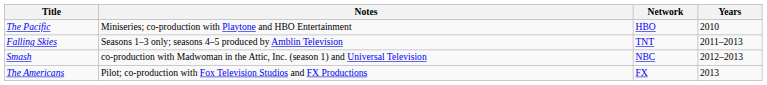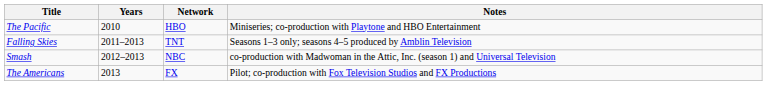columns swapped: (730, 12) <-> (366, 12)
